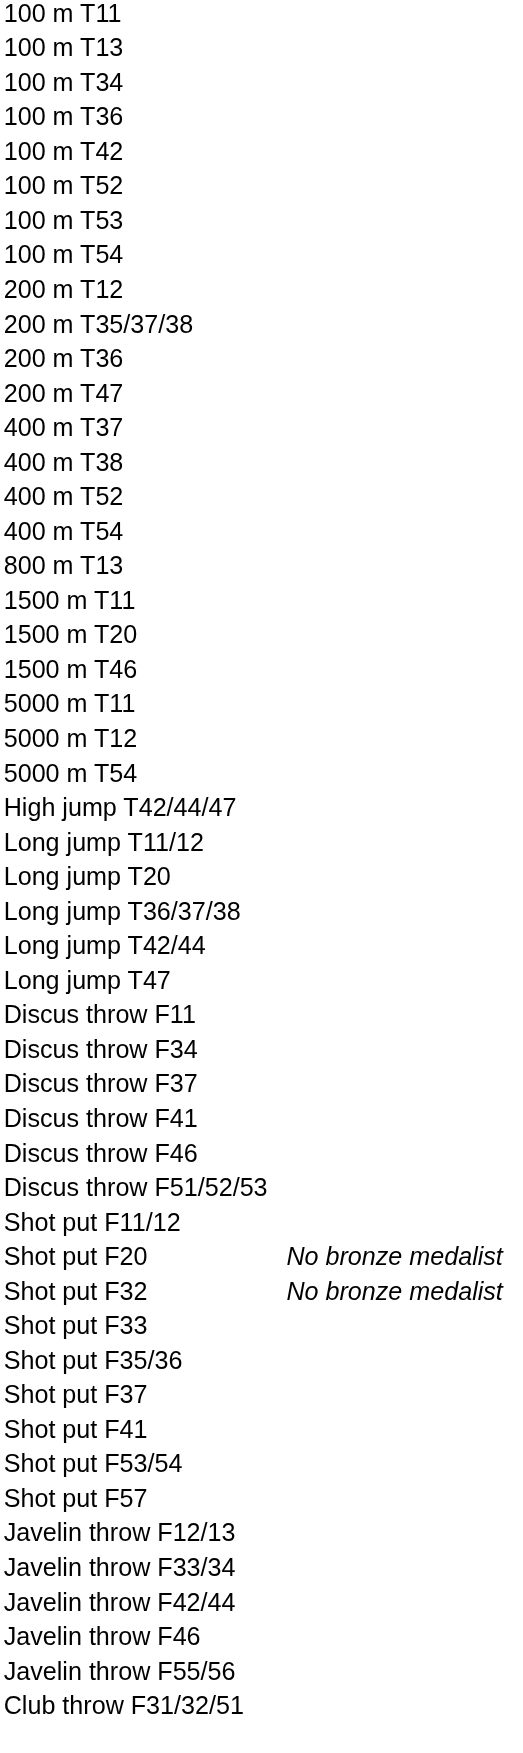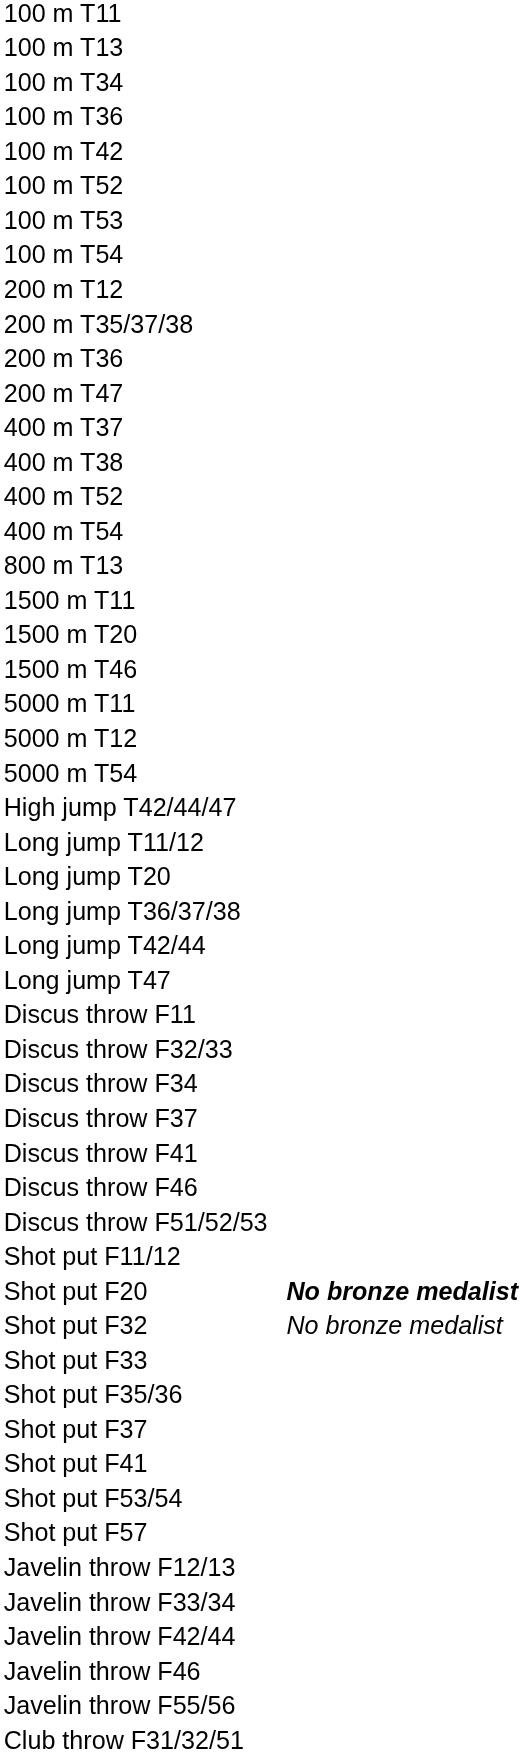+ row: (118, 1049)
(395, 1256) normal -> (402, 1291) bold
